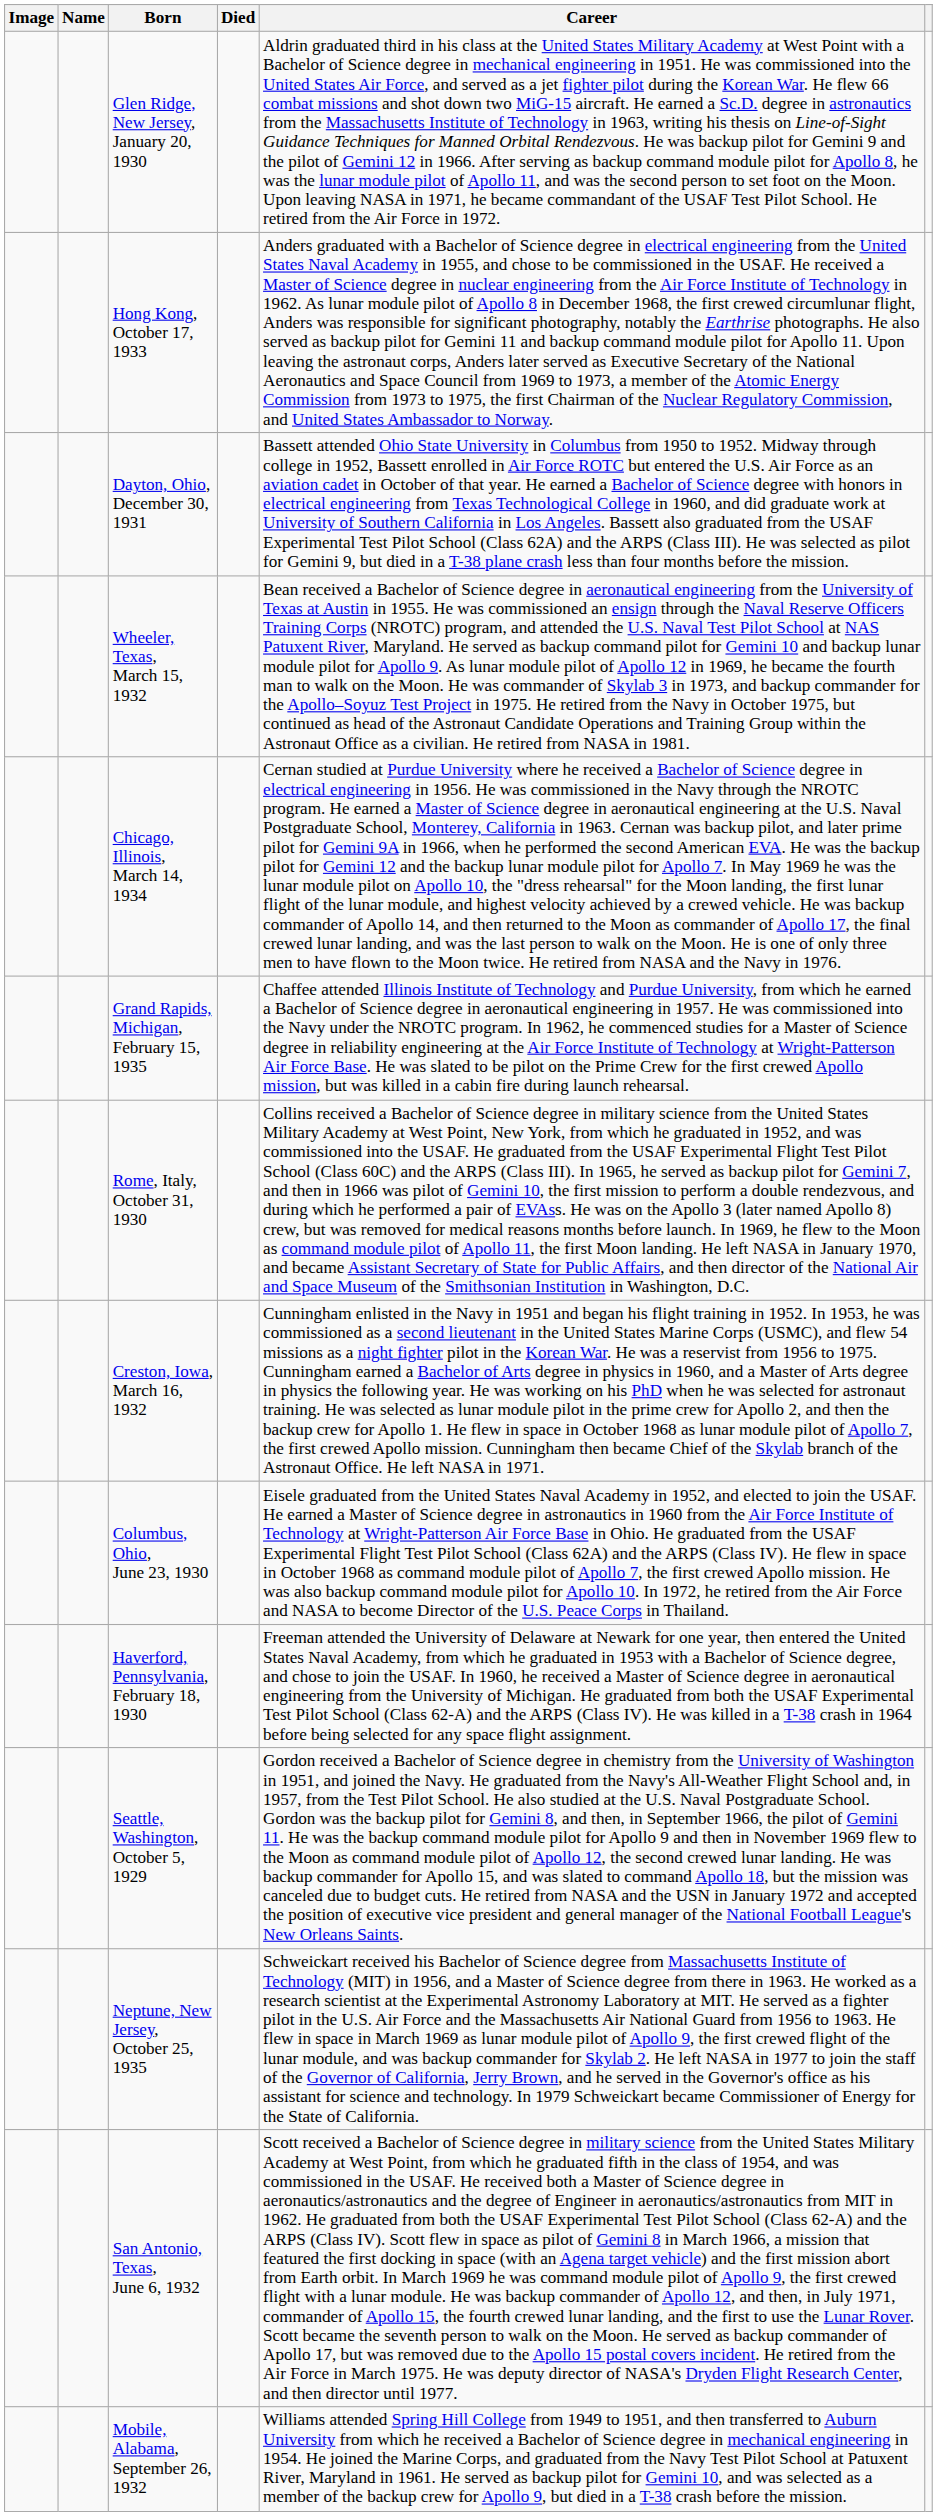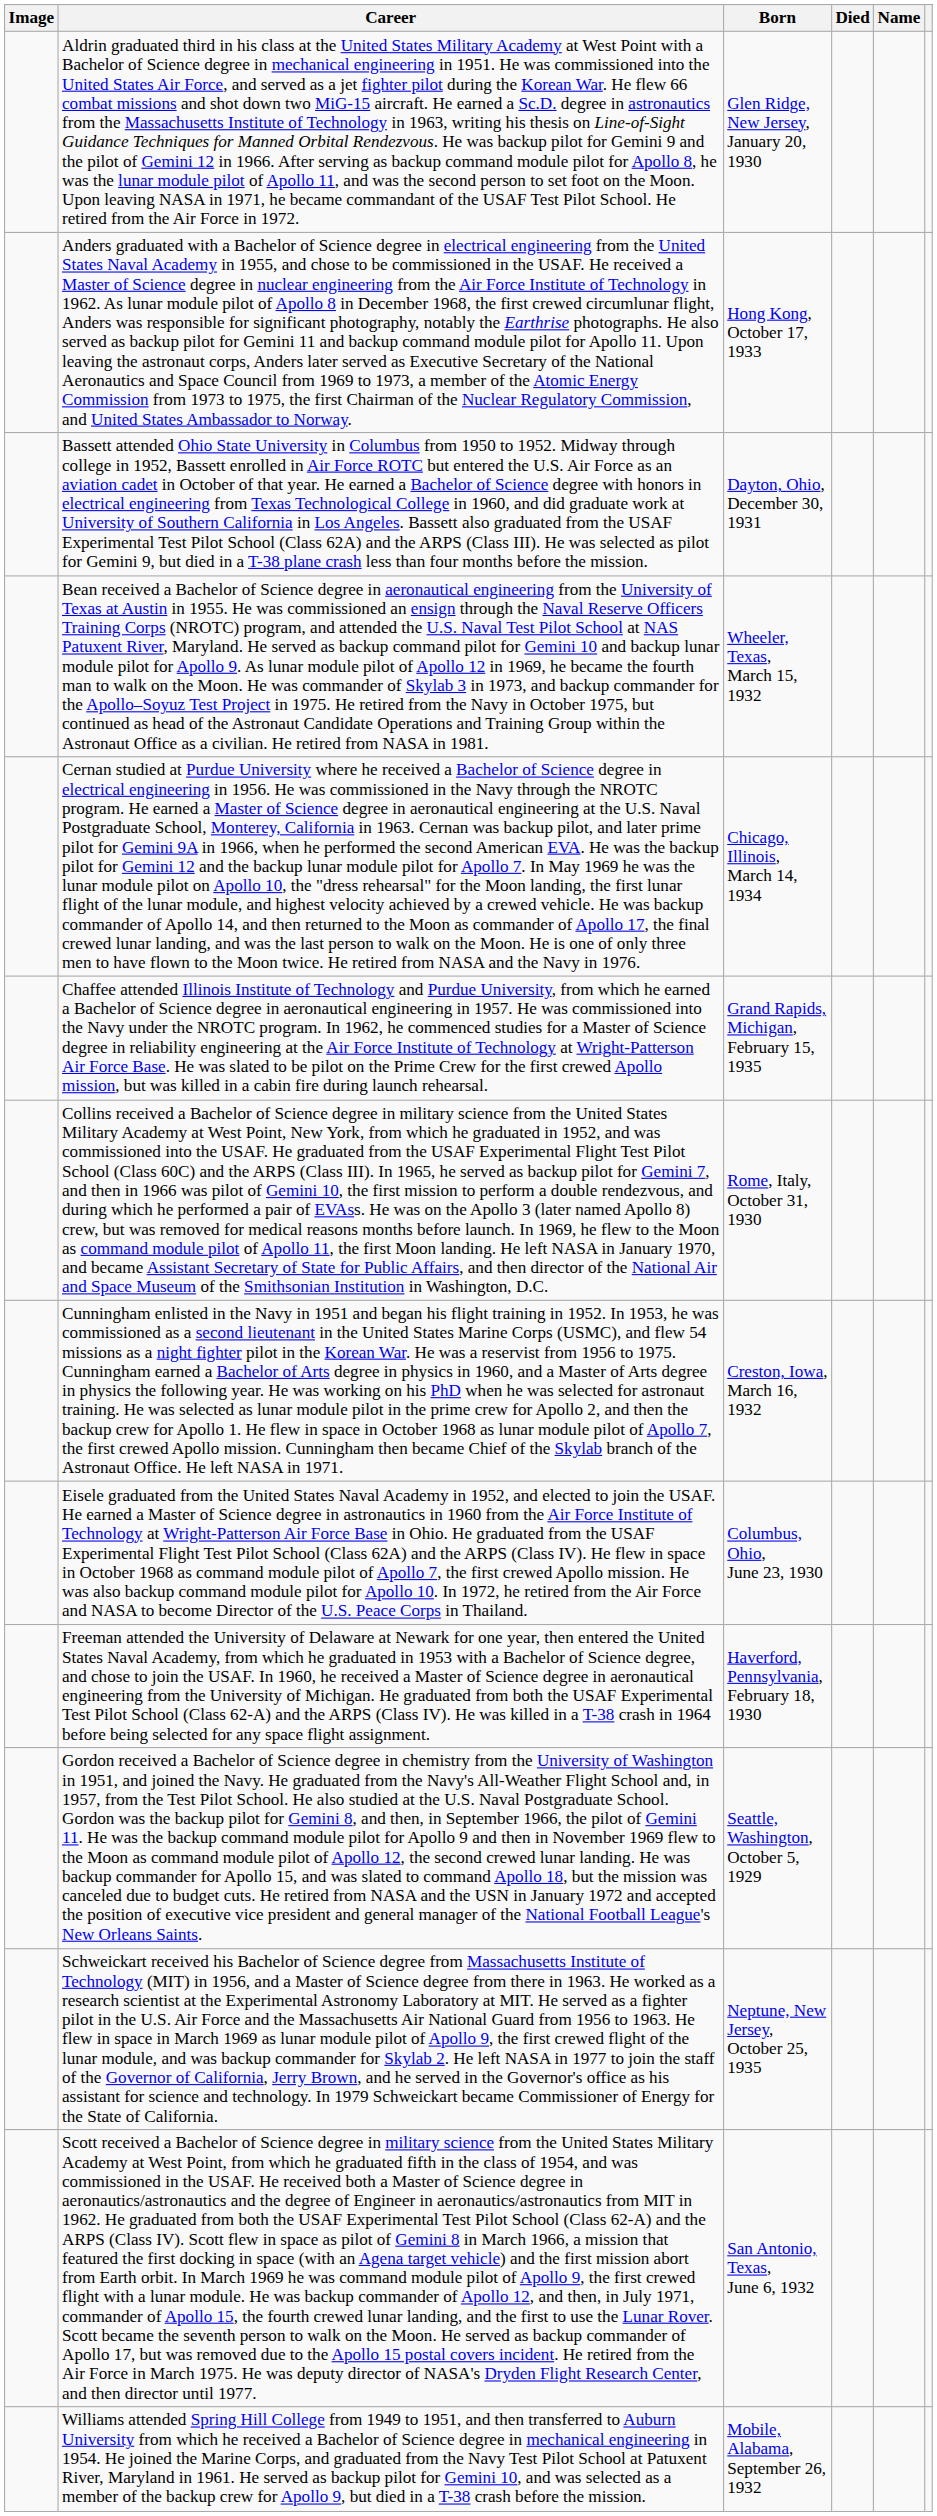columns swapped: (83, 18) <-> (592, 18)
